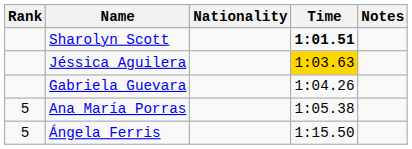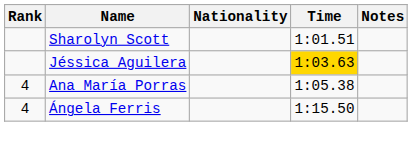(324, 40) bold -> (324, 40) normal
- row: (118, 86)
(25, 109) 5 -> (25, 86) 4
(25, 133) 5 -> (25, 109) 4
